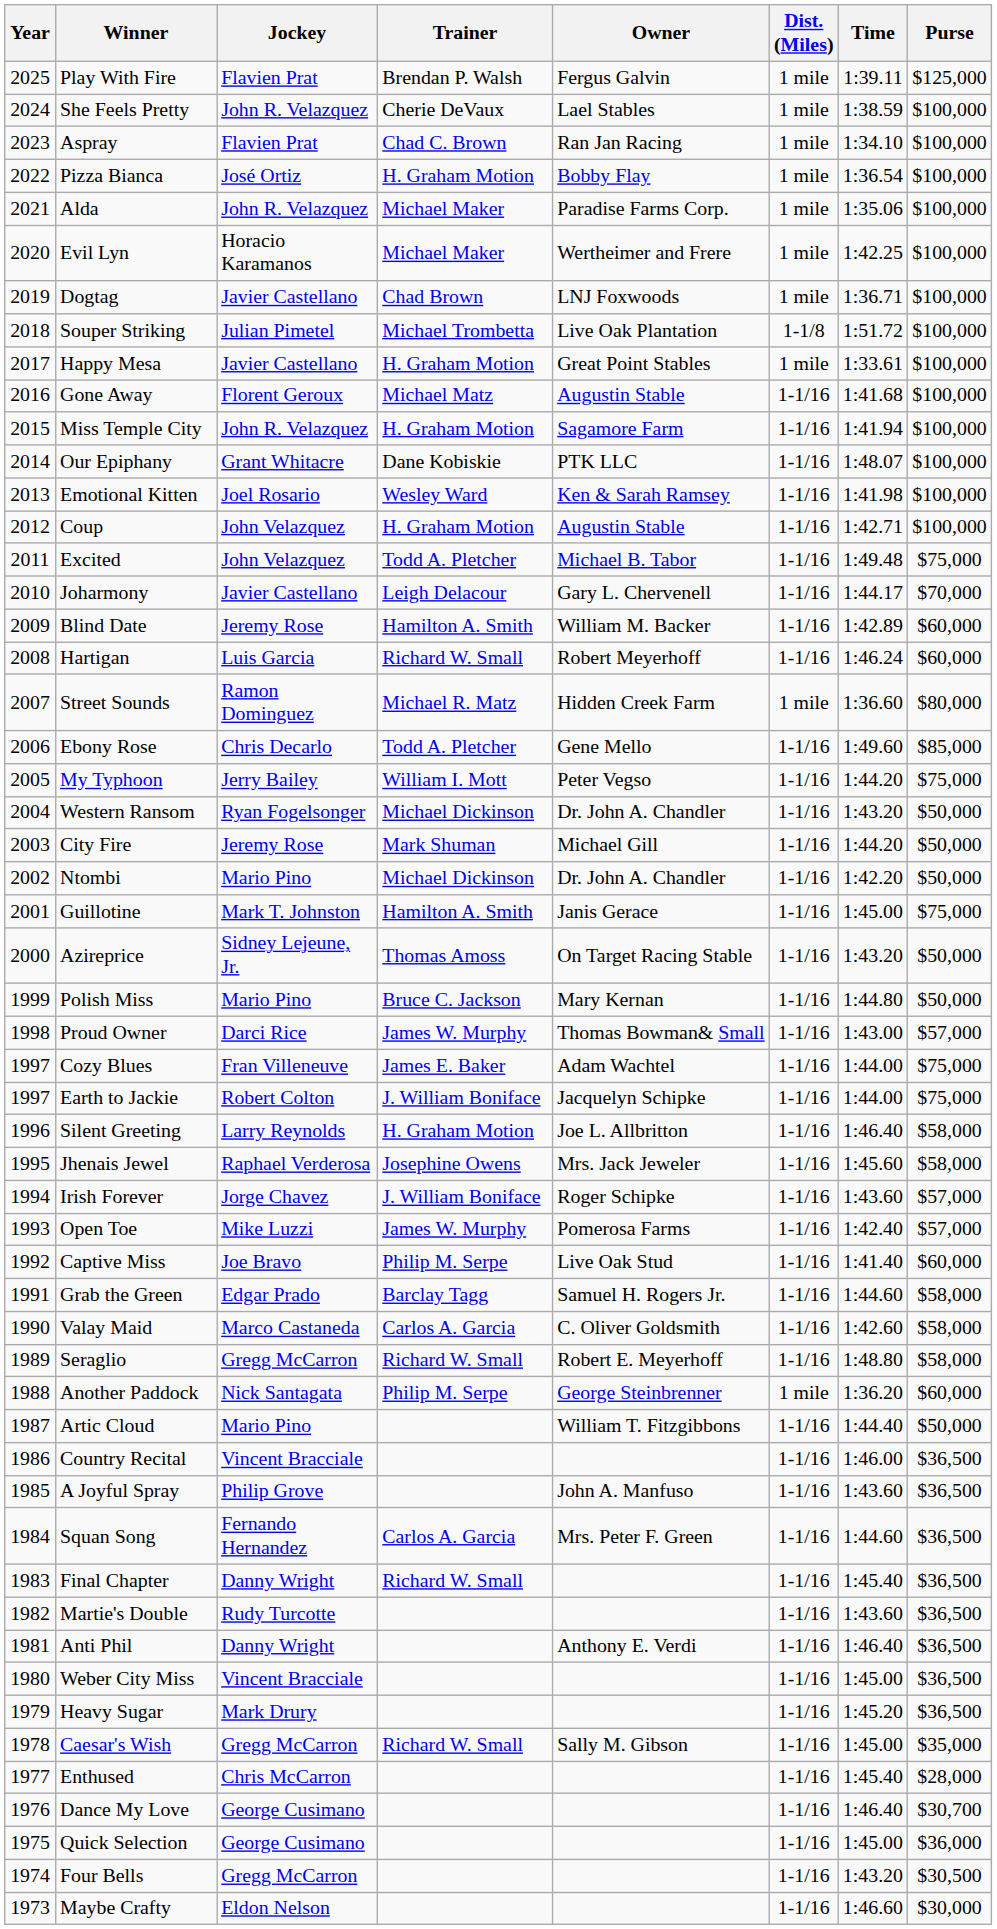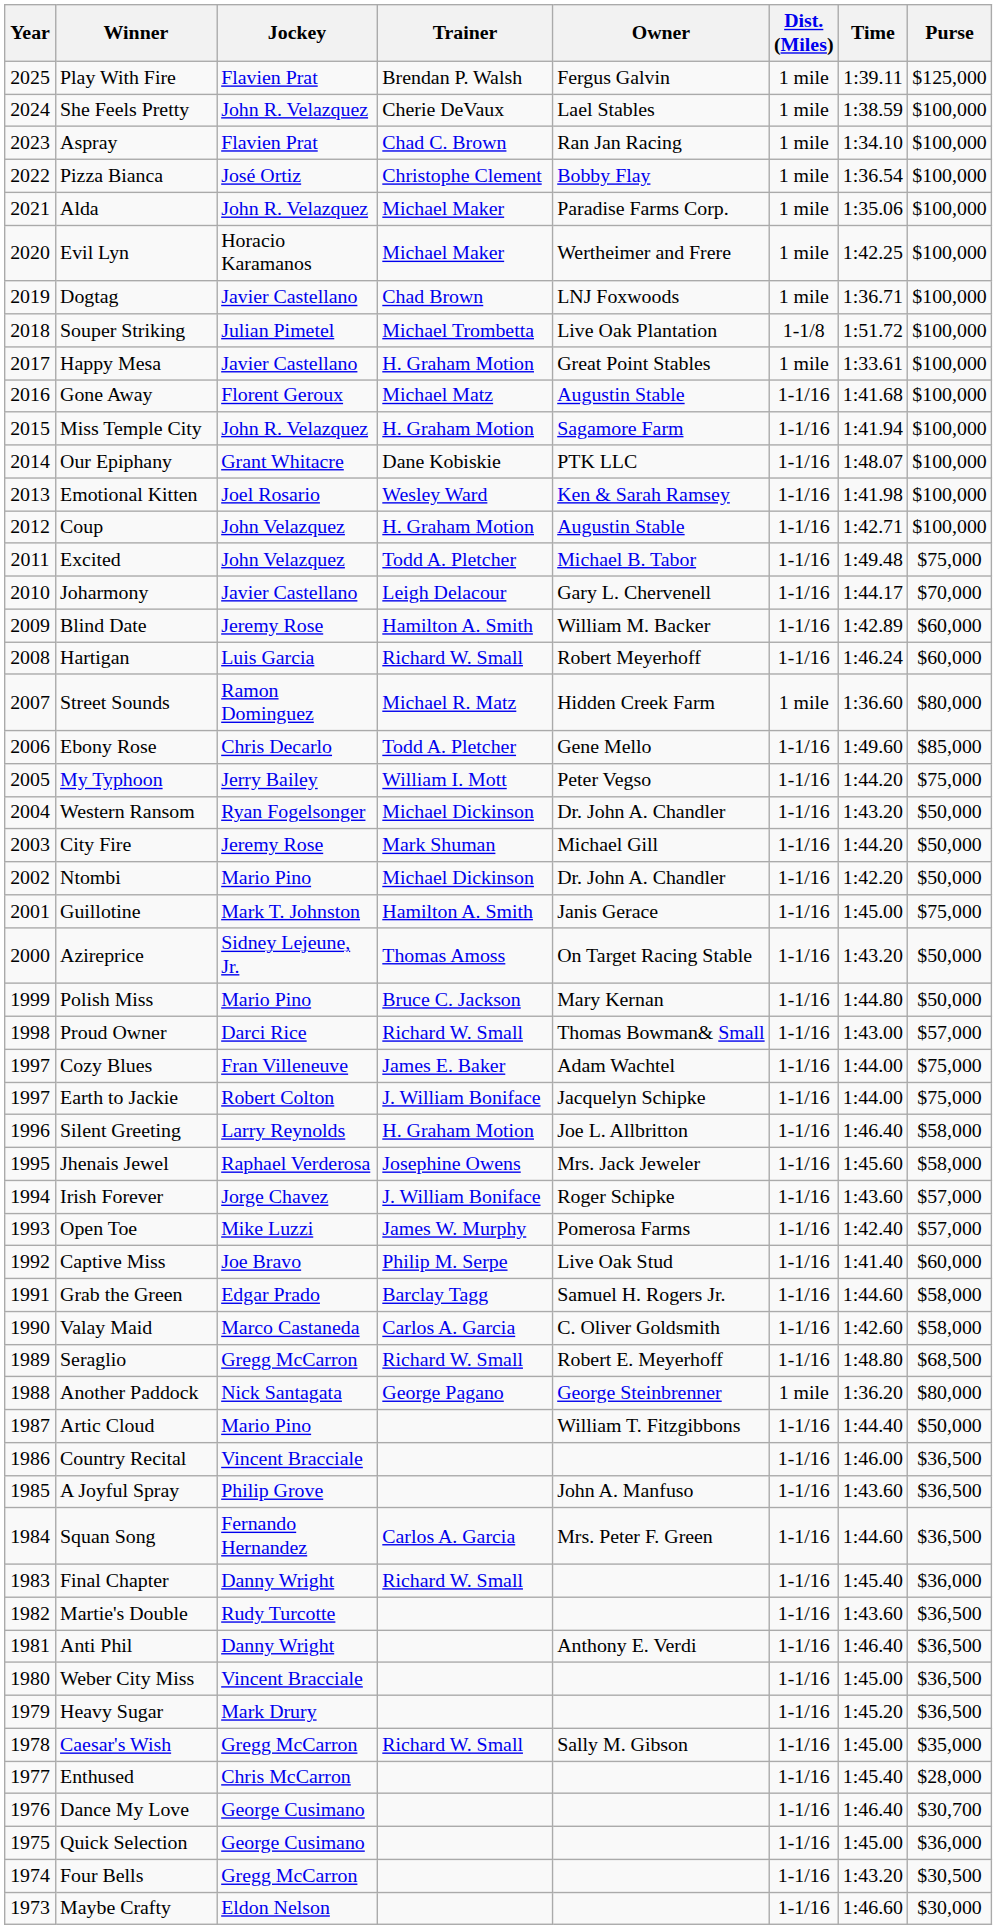(458, 175) H. Graham Motion -> (462, 175) Christophe Clement
(454, 1032) James W. Murphy -> (453, 1032) Richard W. Small
(950, 1360) $58,000 -> (950, 1360) $68,500
(445, 1393) Philip M. Serpe -> (443, 1393) George Pagano
(950, 1393) $60,000 -> (950, 1393) $80,000
(950, 1580) $36,500 -> (950, 1580) $36,000
